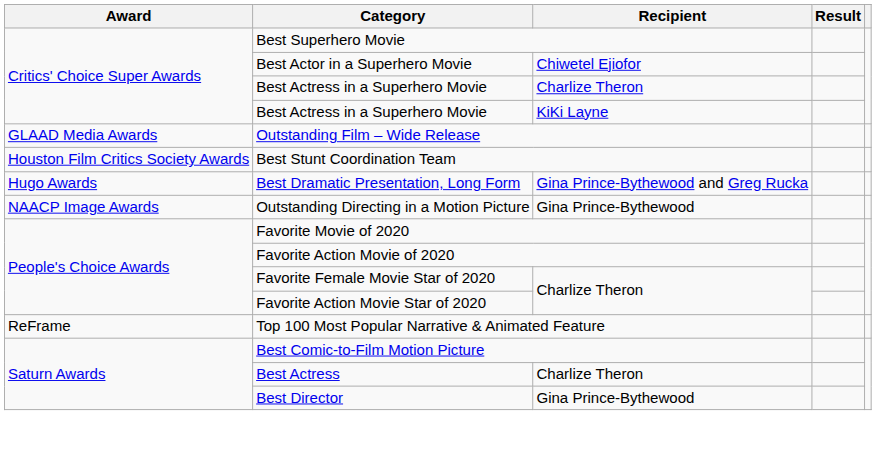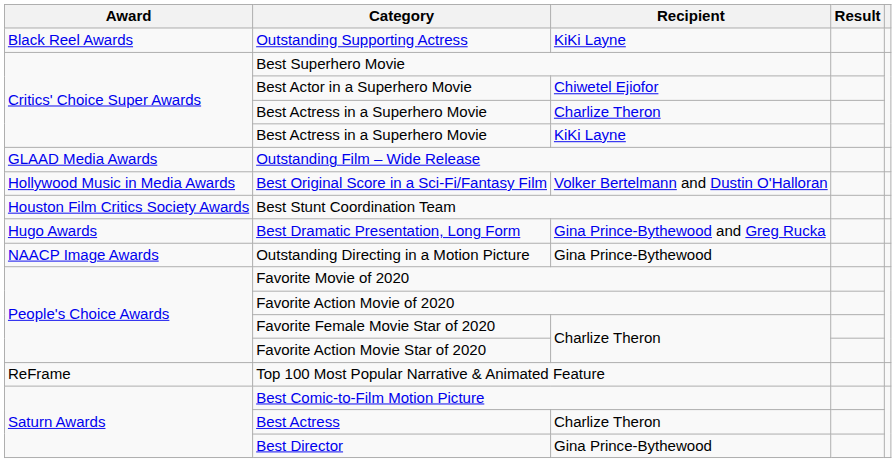+ row: (362, 40)
+ row: (402, 183)
